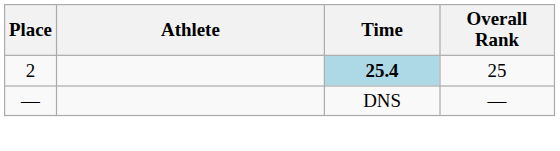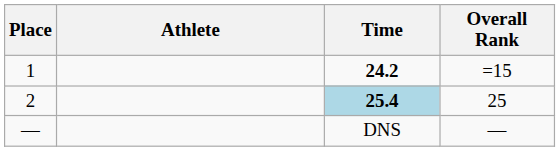+ row: (30, 70)
